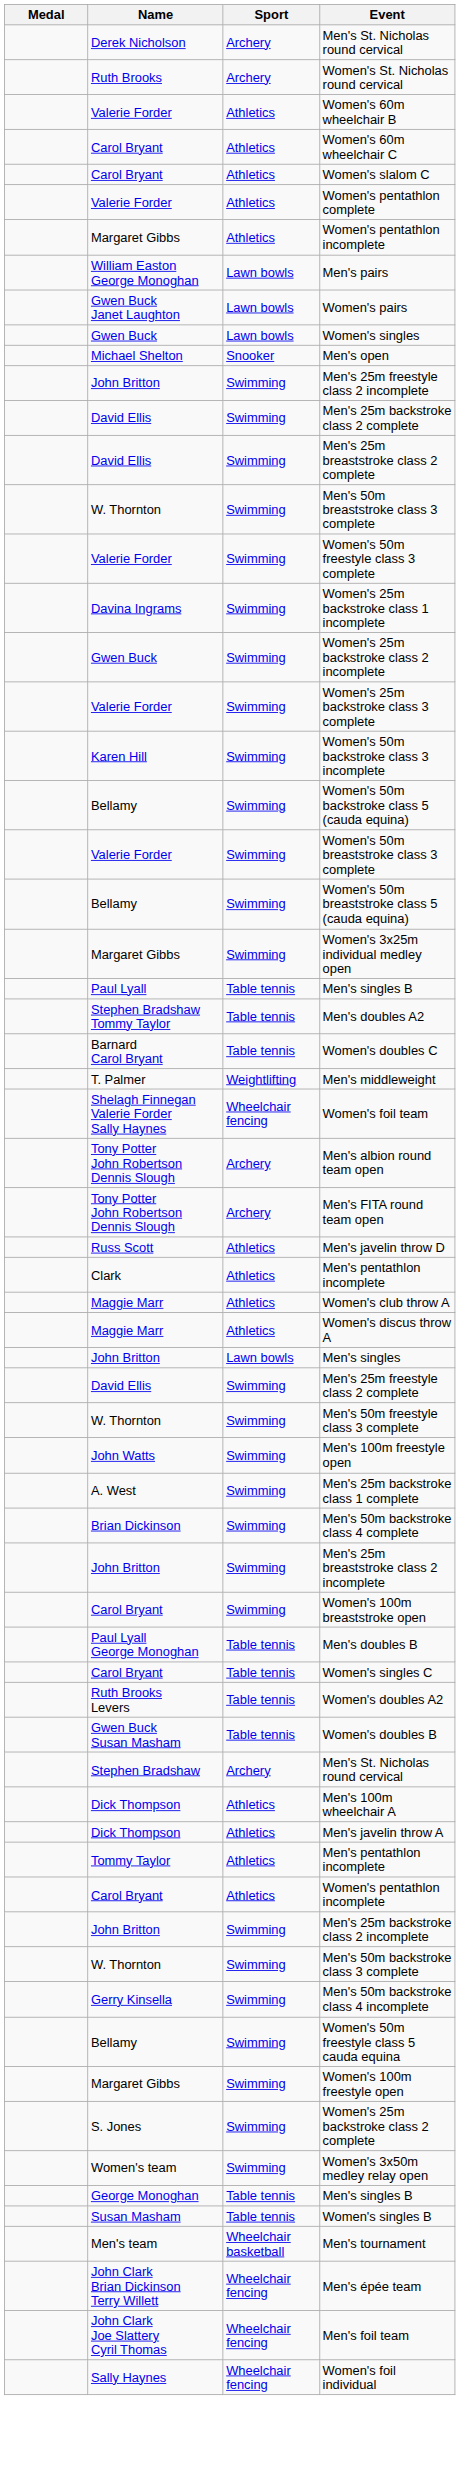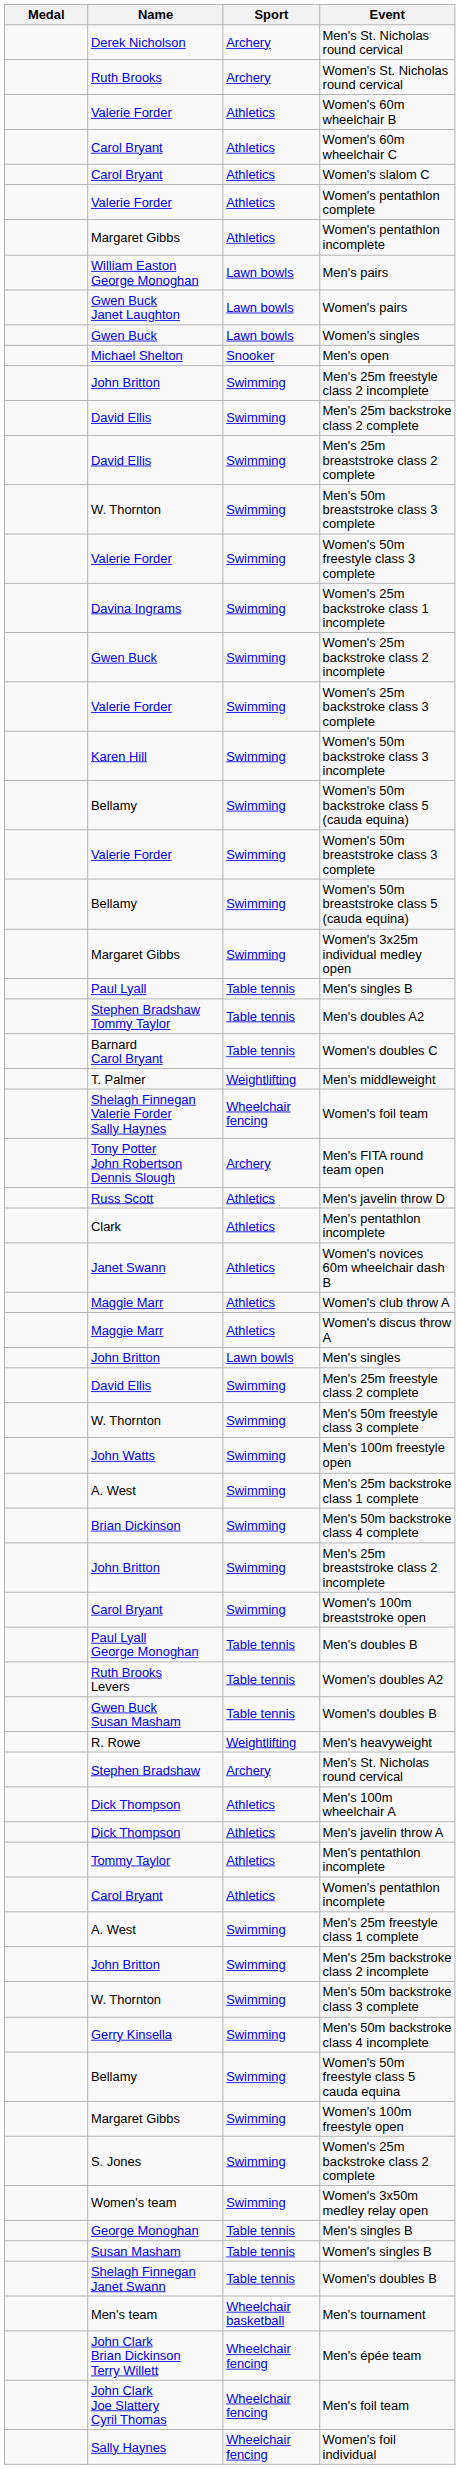- row: (137, 1163)
+ row: (128, 1268)
- row: (127, 1672)
+ row: (116, 1742)
+ row: (113, 1930)
+ row: (143, 2279)
